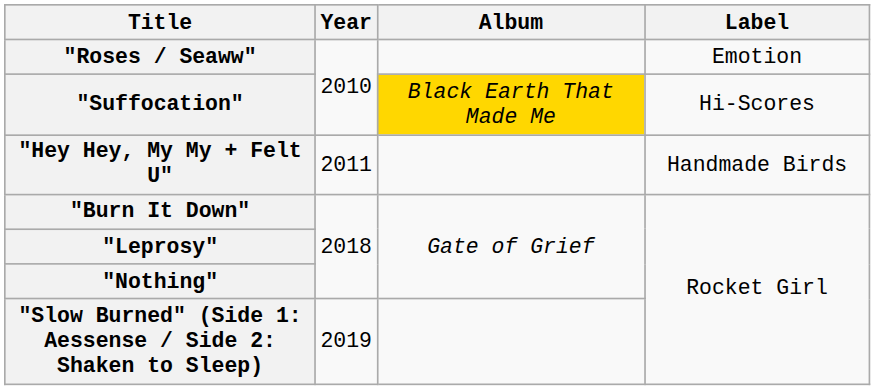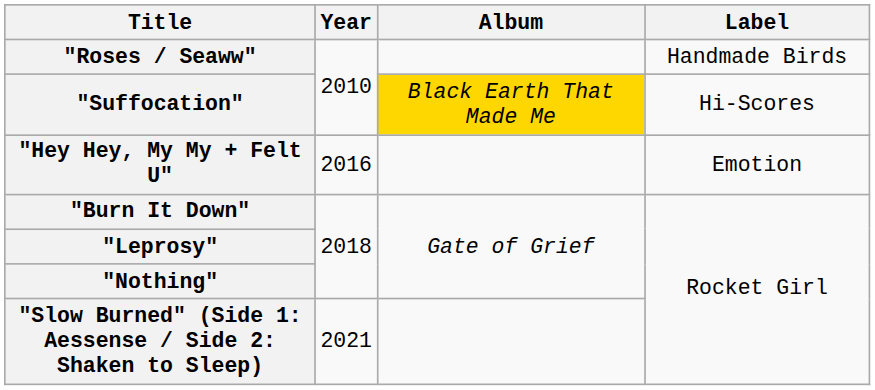(757, 57) Emotion -> (757, 57) Handmade Birds
(346, 164) 2011 -> (346, 164) 2016
(757, 164) Handmade Birds -> (757, 164) Emotion
(346, 341) 2019 -> (346, 341) 2021
